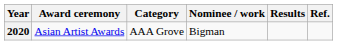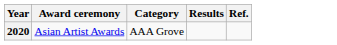- column: (227, 13)
